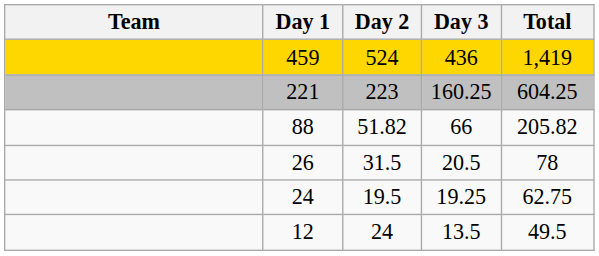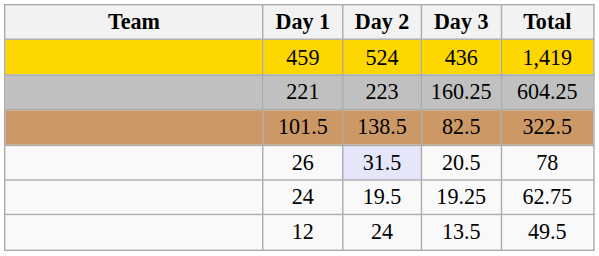+ row: (303, 127)
- row: (303, 127)
(382, 162) no background -> (382, 162) lavender background
